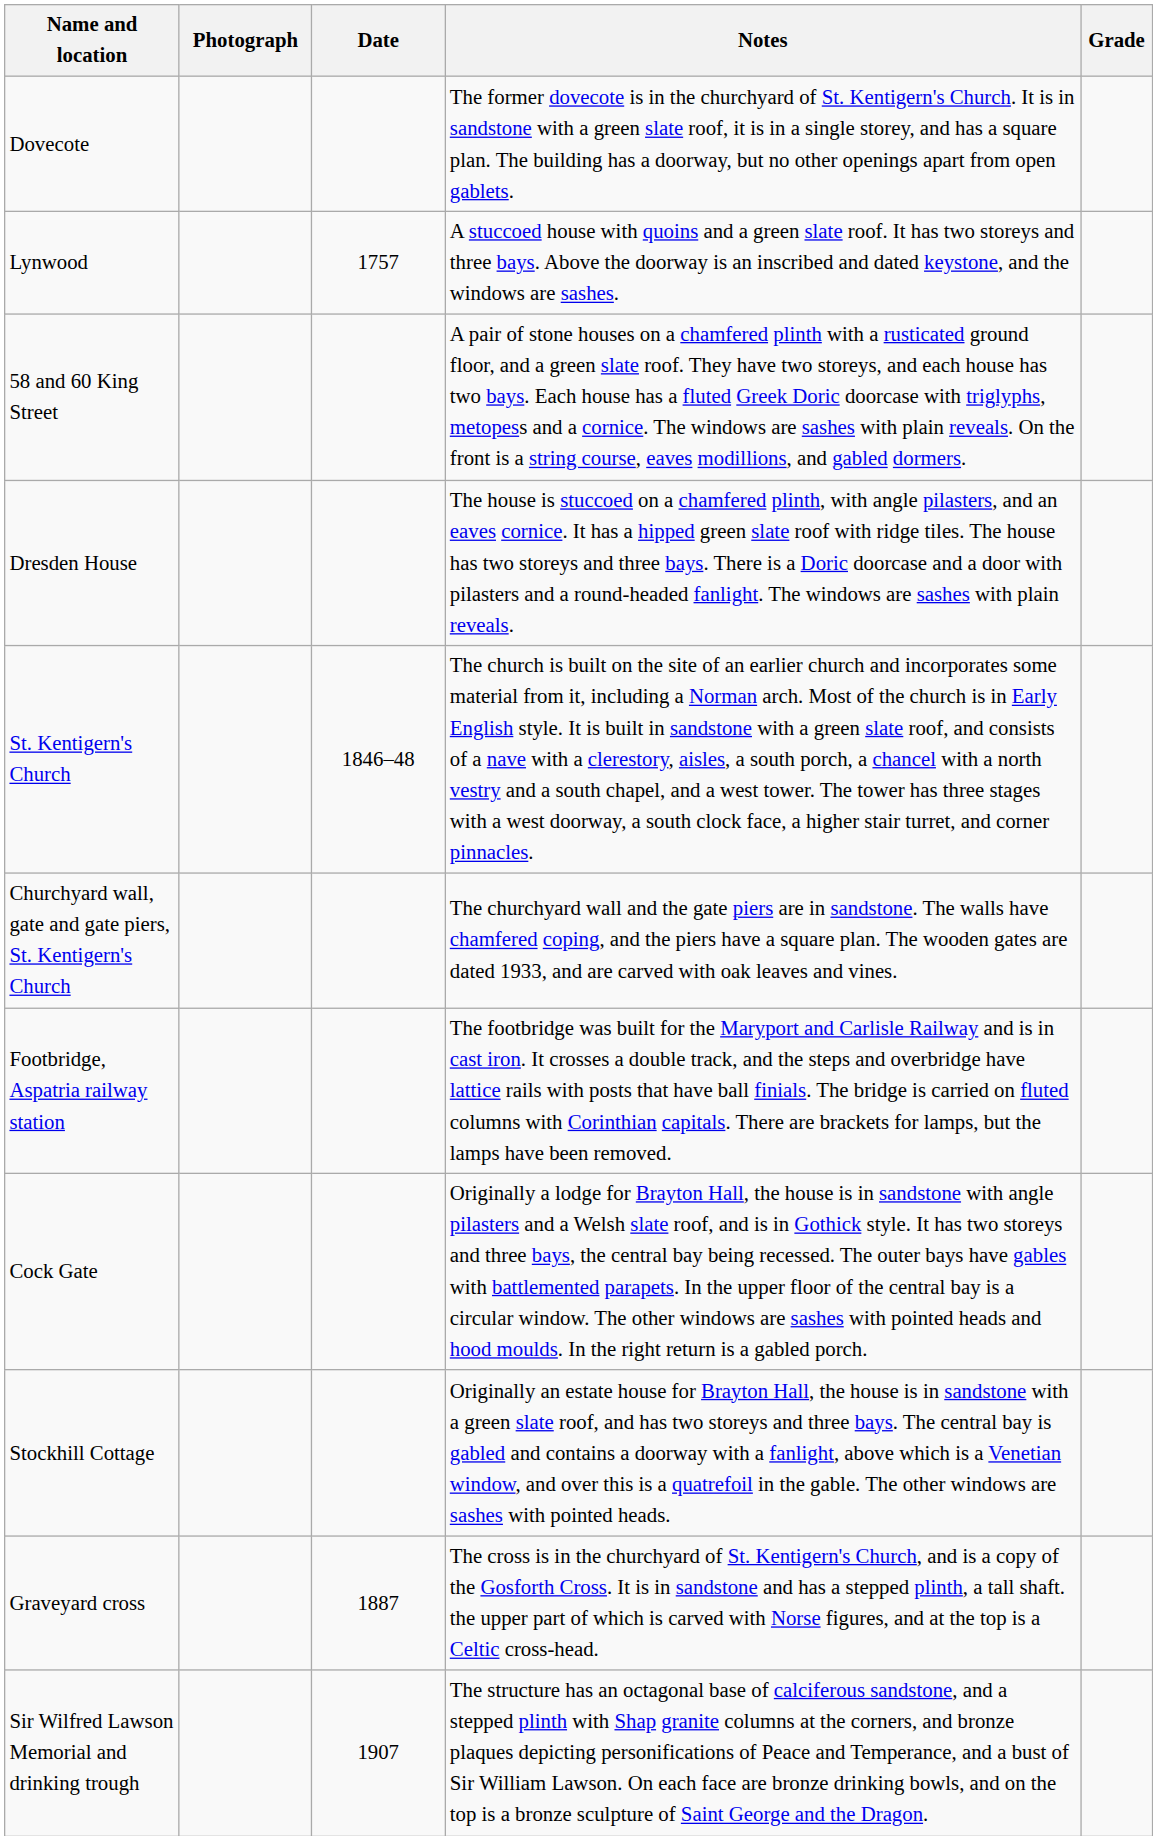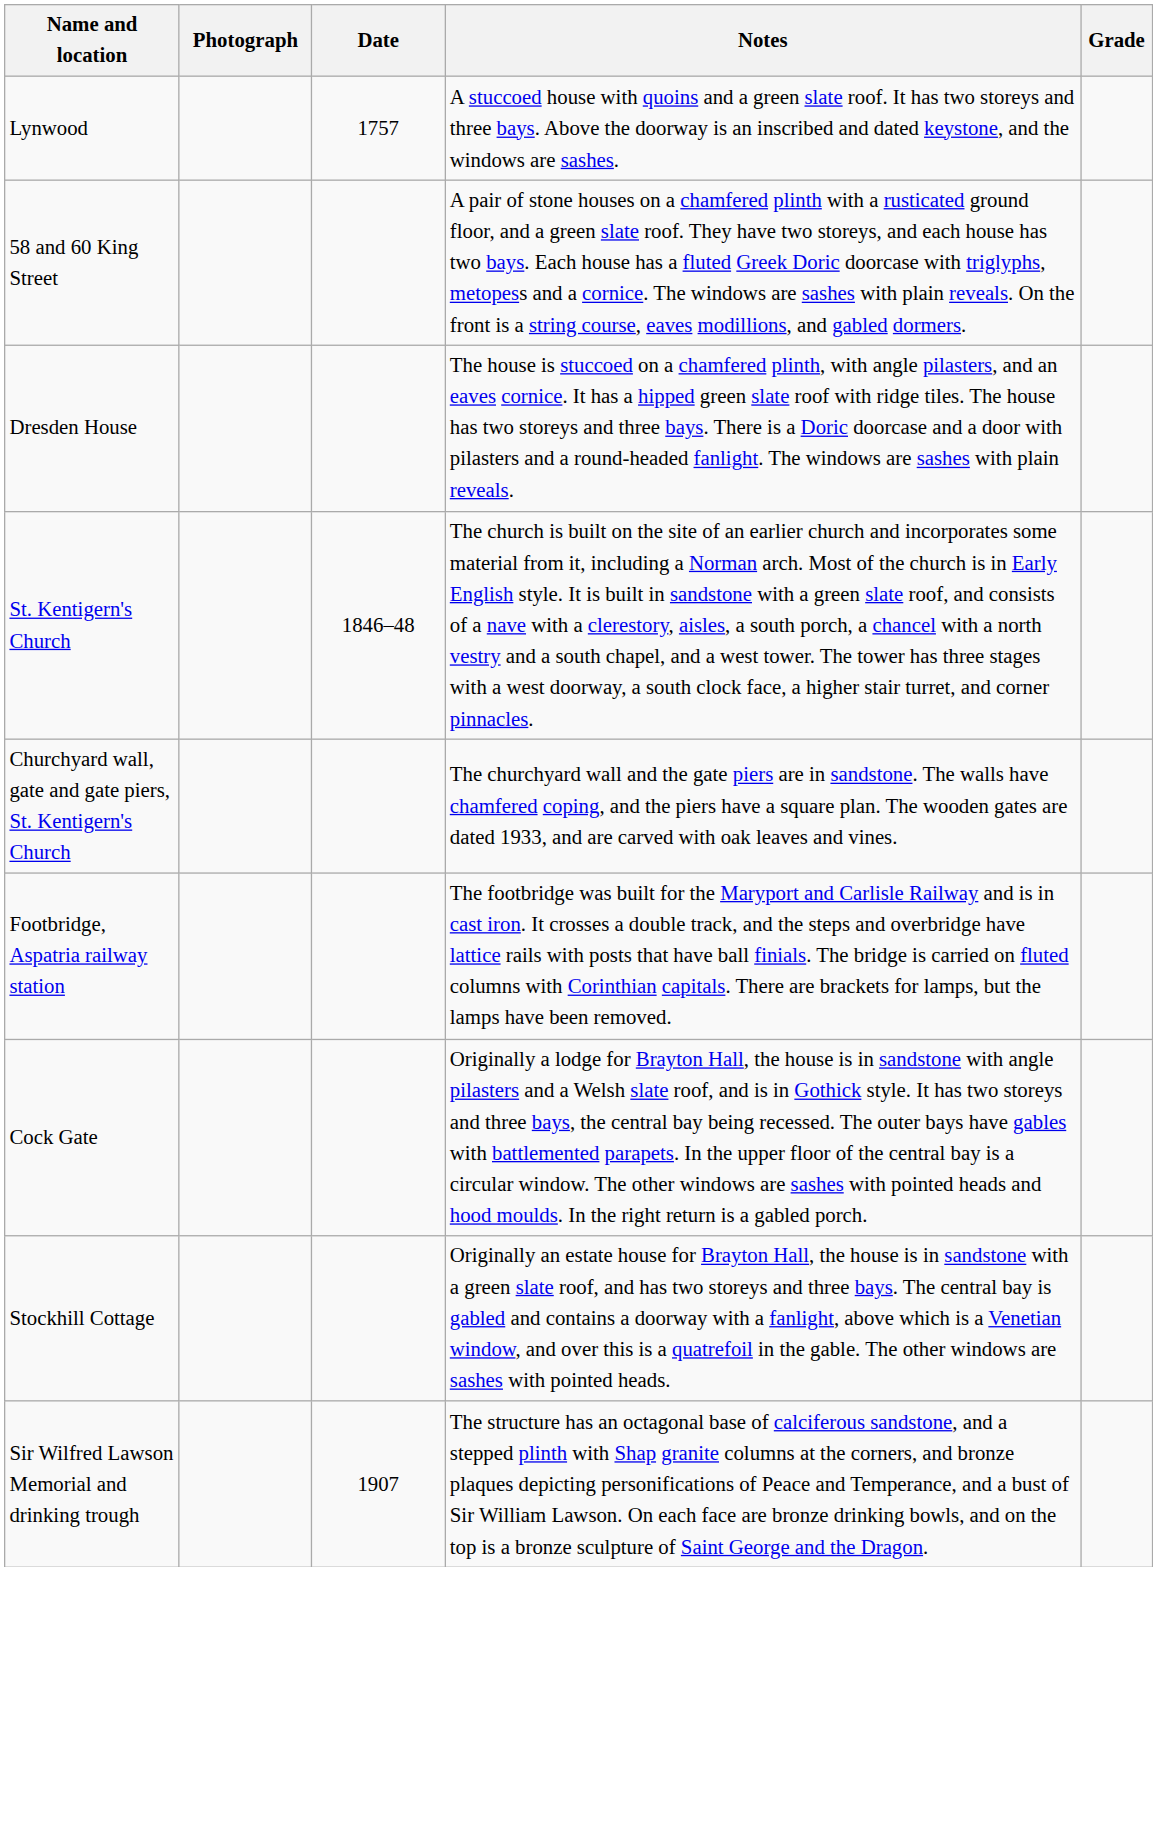- row: (49, 143)
- row: (77, 1602)
